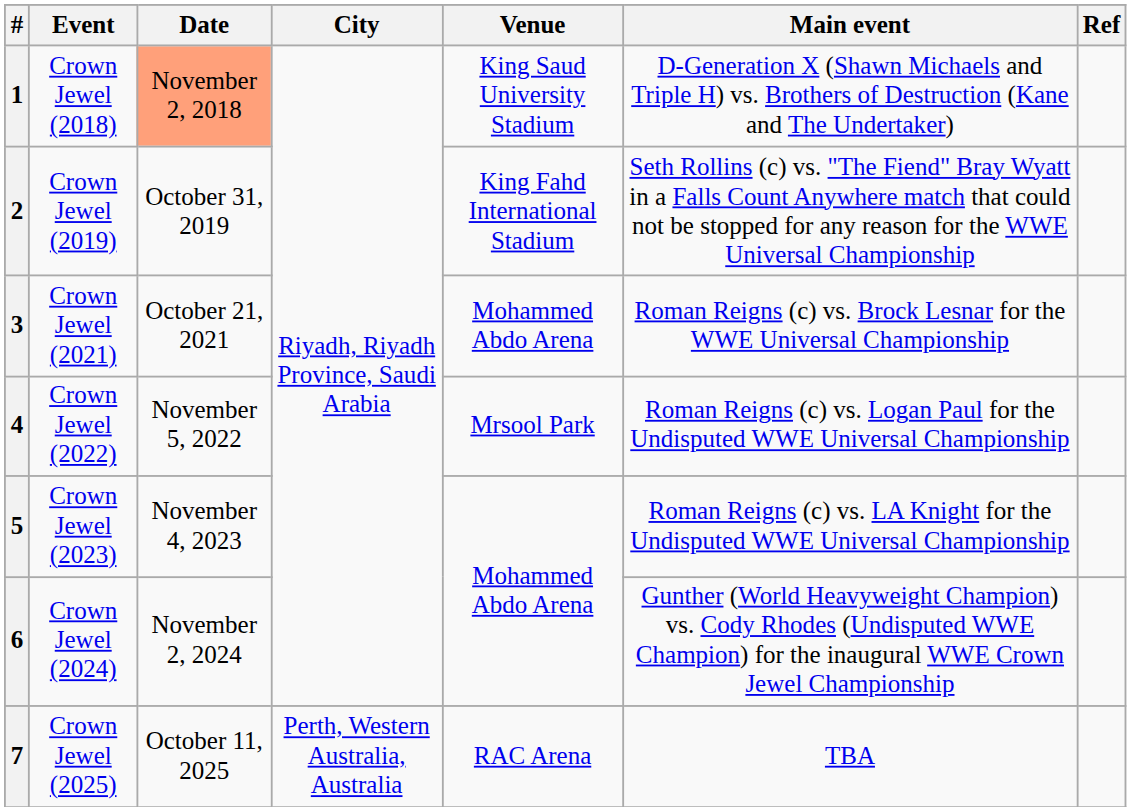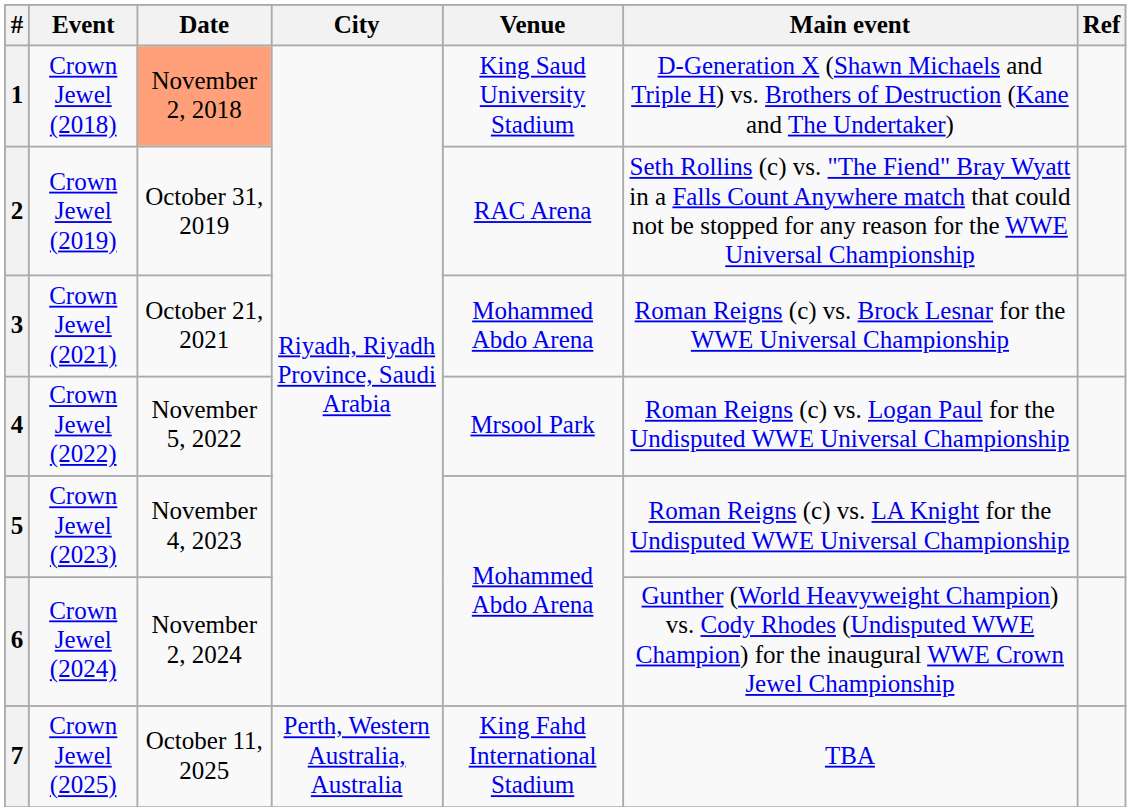(533, 210) King Fahd International Stadium -> (533, 210) RAC Arena
(533, 755) RAC Arena -> (533, 755) King Fahd International Stadium
